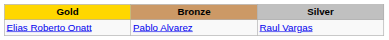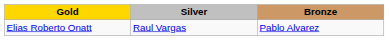columns swapped: (321, 12) <-> (194, 12)
